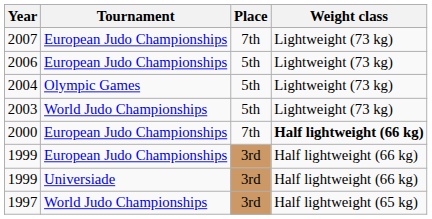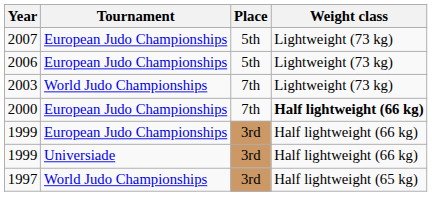(251, 39) 7th -> (251, 39) 5th
- row: (23, 86)
(251, 109) 5th -> (251, 86) 7th
